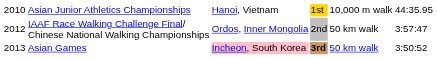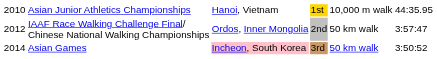(15, 48) 2013 -> (15, 48) 2014
(318, 48) bold -> (318, 48) normal
